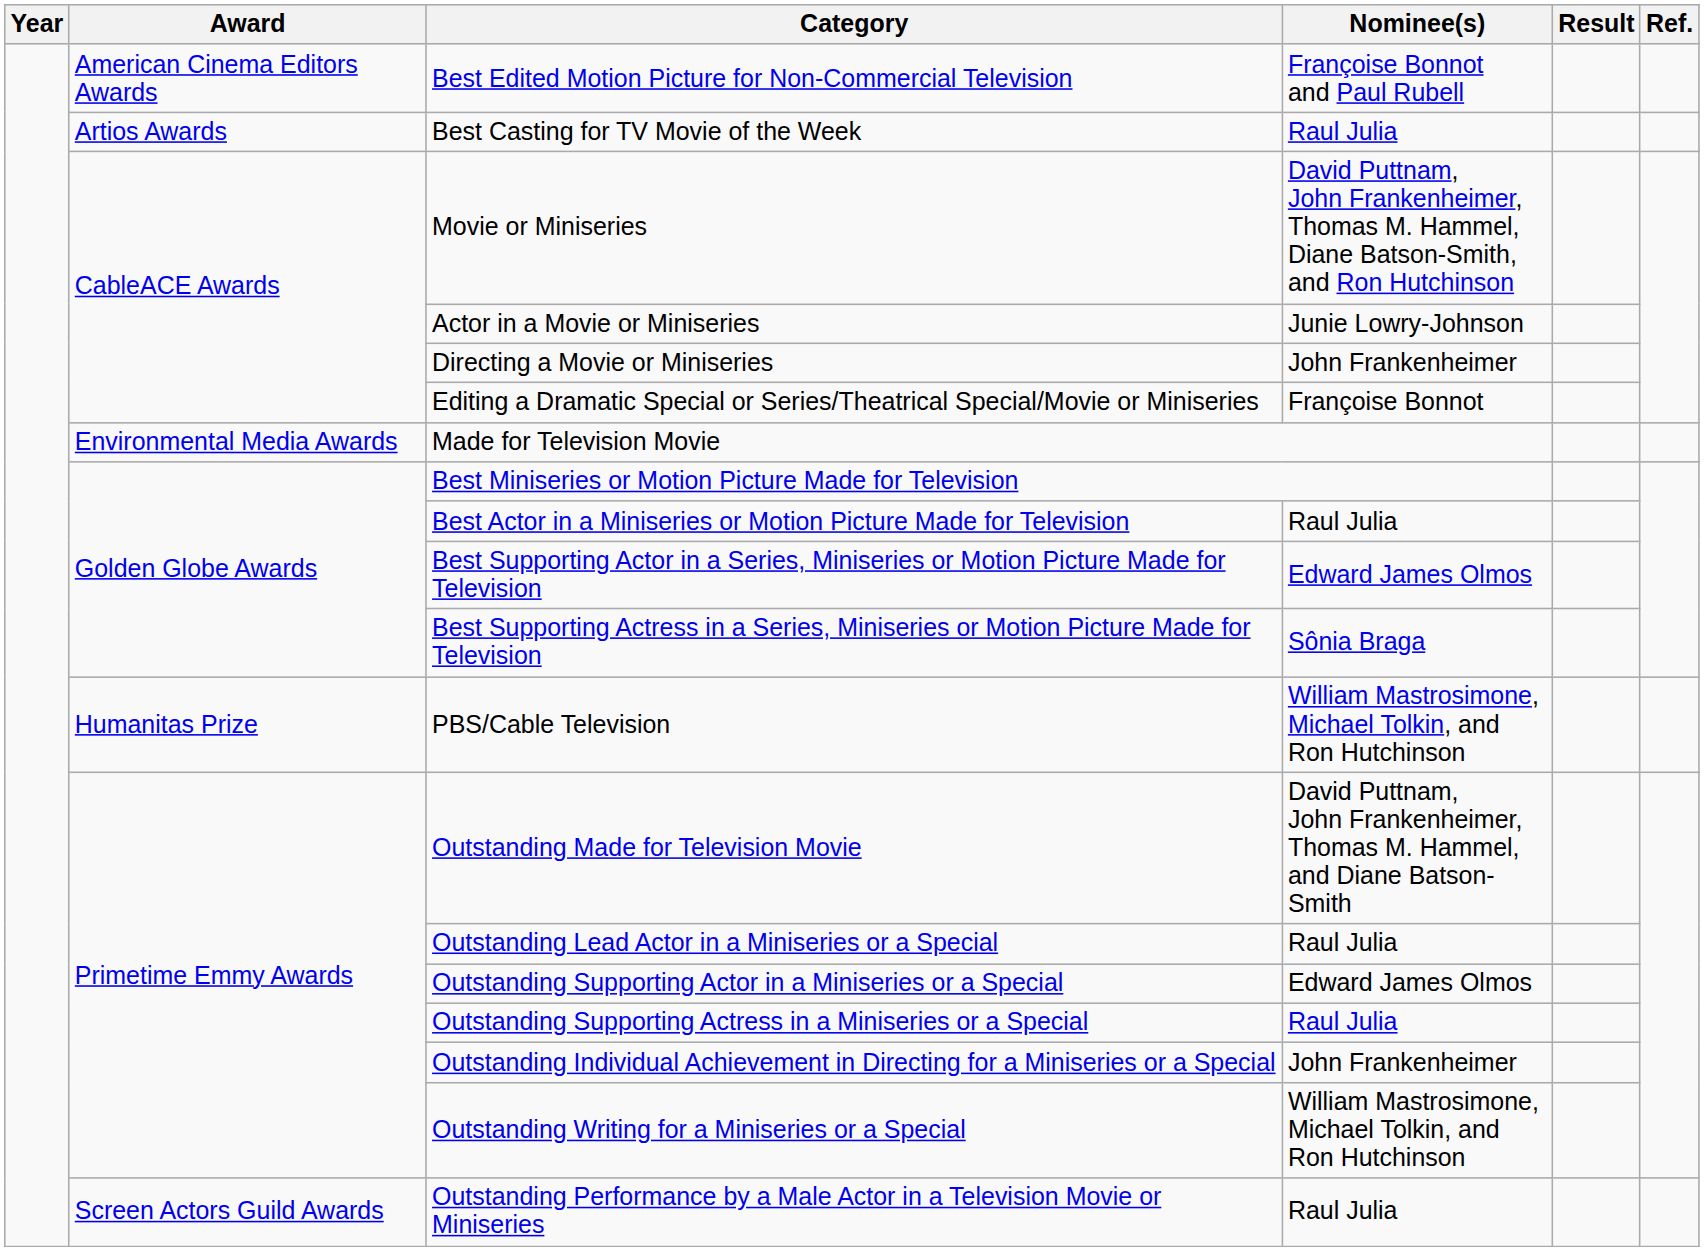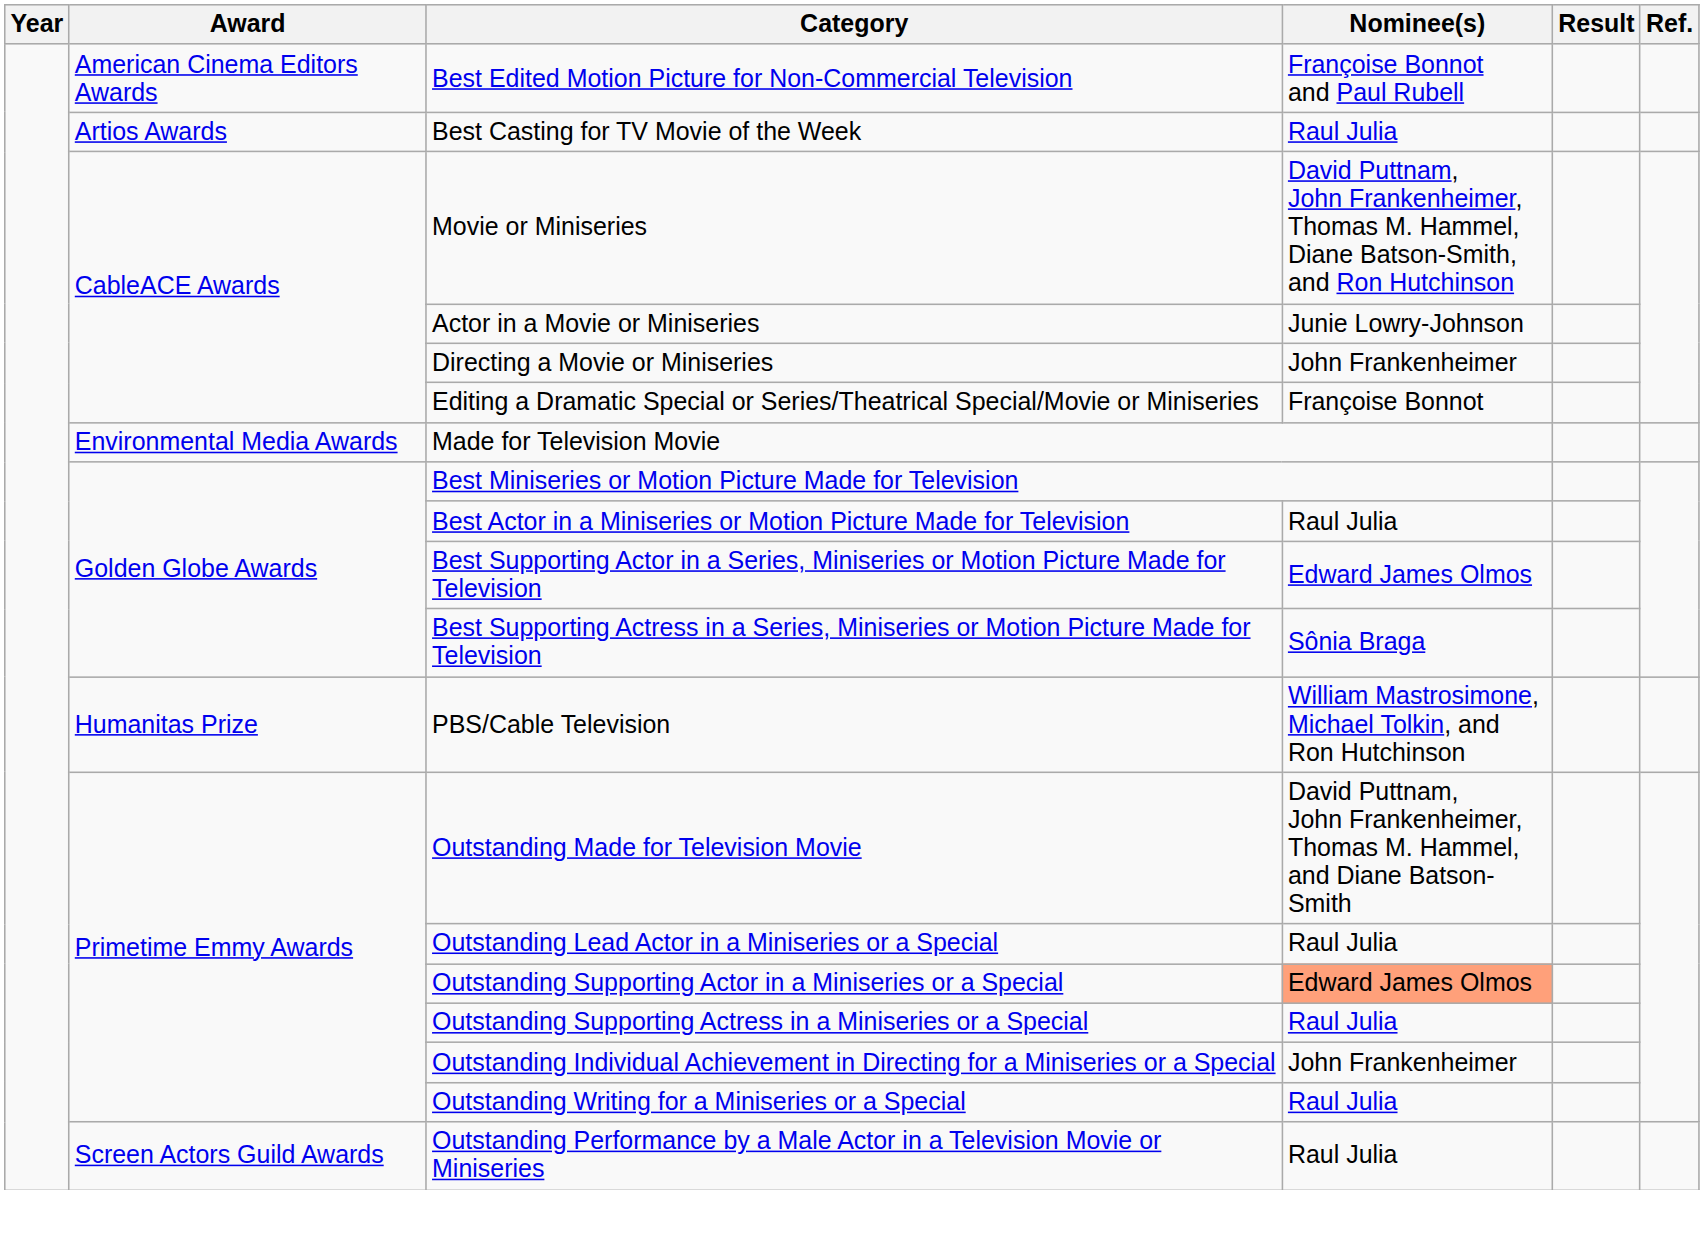(1410, 983) no background -> (1410, 983) lightsalmon background
(1413, 1129) William Mastrosimone, Michael Tolkin, and Ron Hutchinson -> (1343, 1101) Raul Julia
